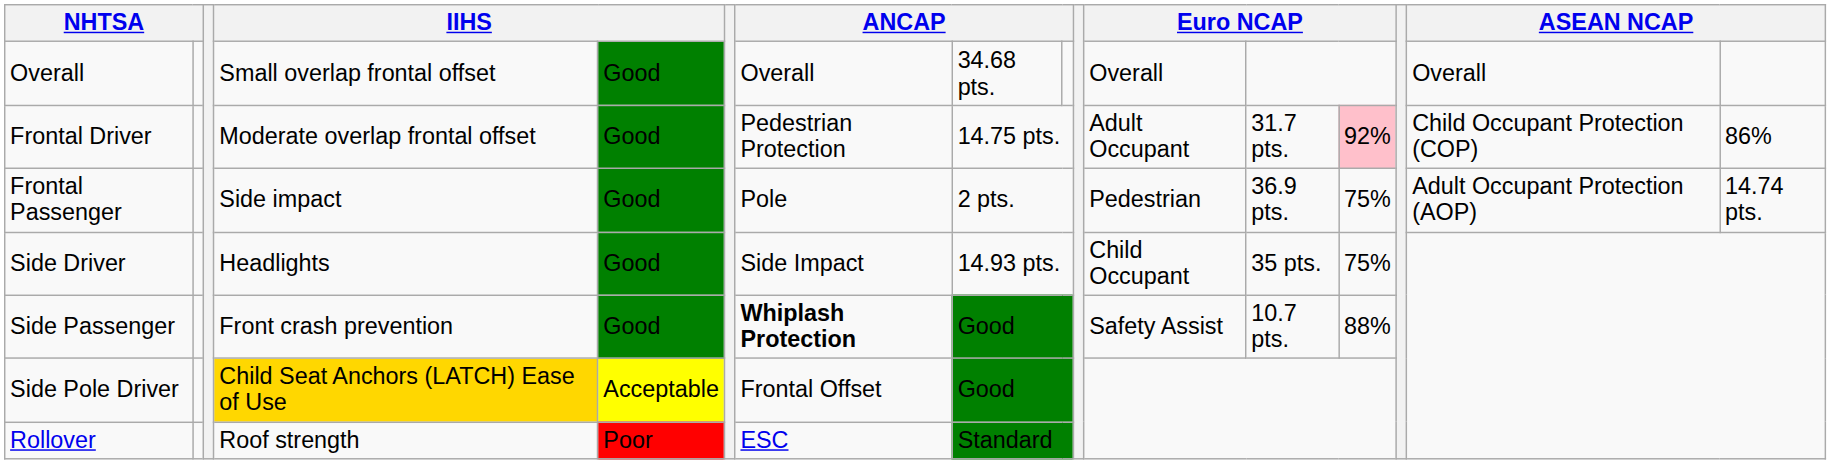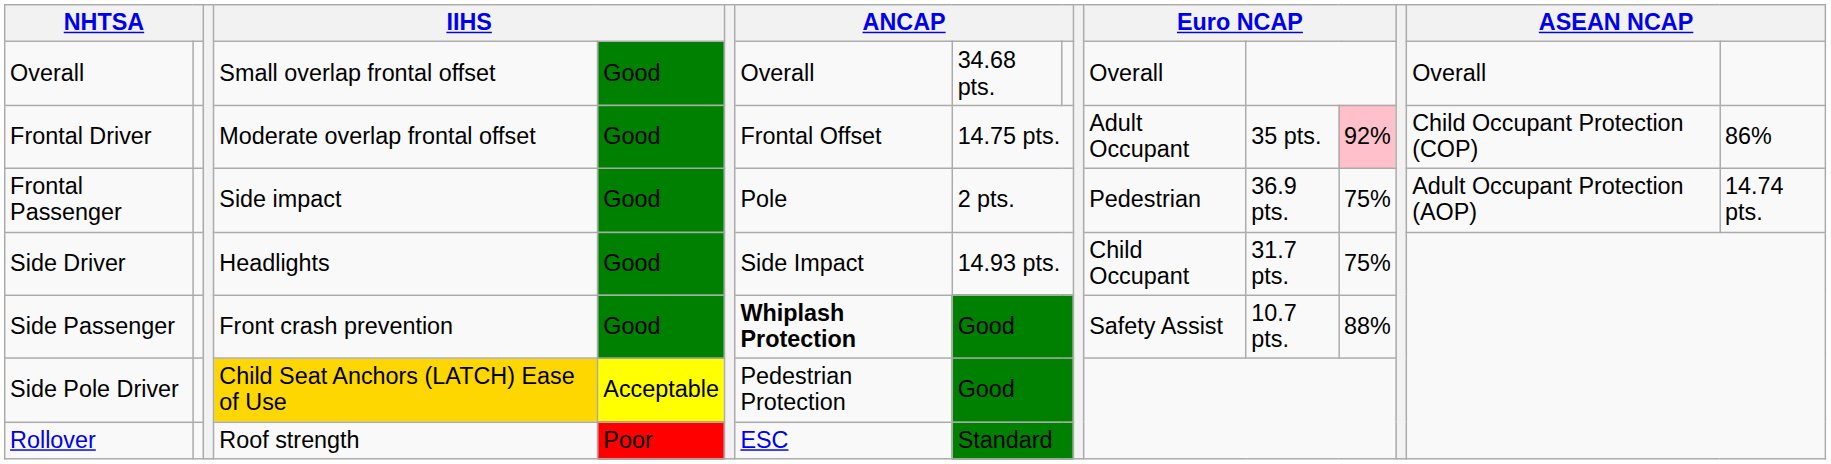(796, 136) Pedestrian Protection -> (811, 136) Frontal Offset
(1274, 136) 31.7 pts. -> (1286, 136) 35 pts.
(1286, 263) 35 pts. -> (1274, 263) 31.7 pts.
(811, 389) Frontal Offset -> (796, 389) Pedestrian Protection
